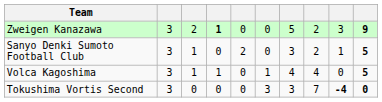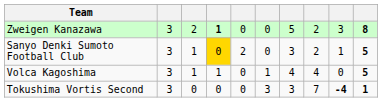(365, 29) 9 -> (365, 29) 8
(218, 51) no background -> (218, 51) gold background
(365, 89) 0 -> (365, 89) 1
